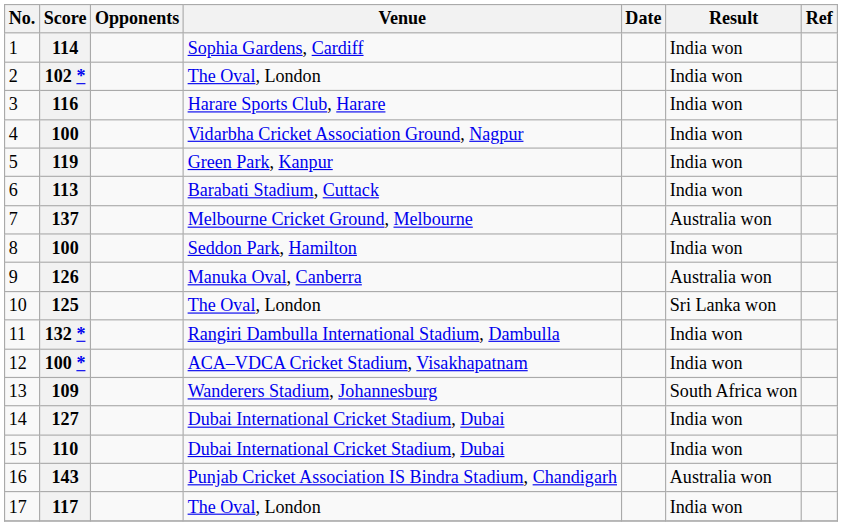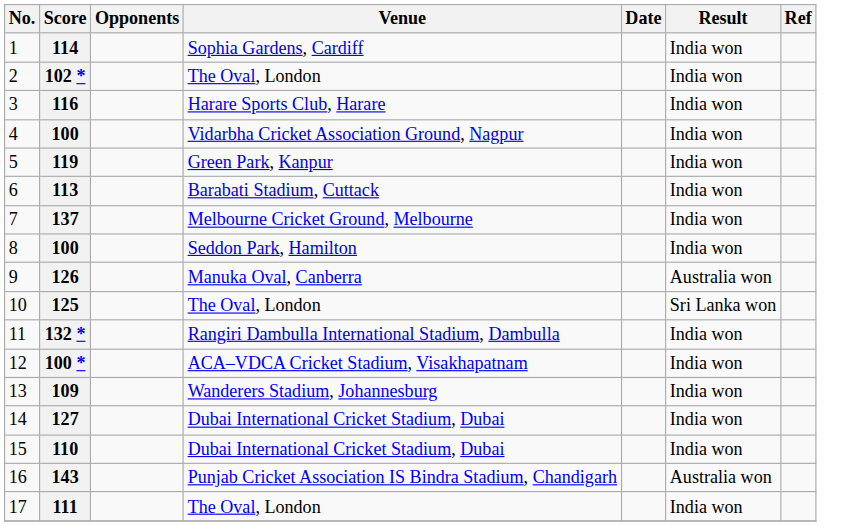(721, 219) Australia won -> (706, 219) India won
(734, 391) South Africa won -> (706, 391) India won
(65, 506) 117 -> (65, 506) 111
